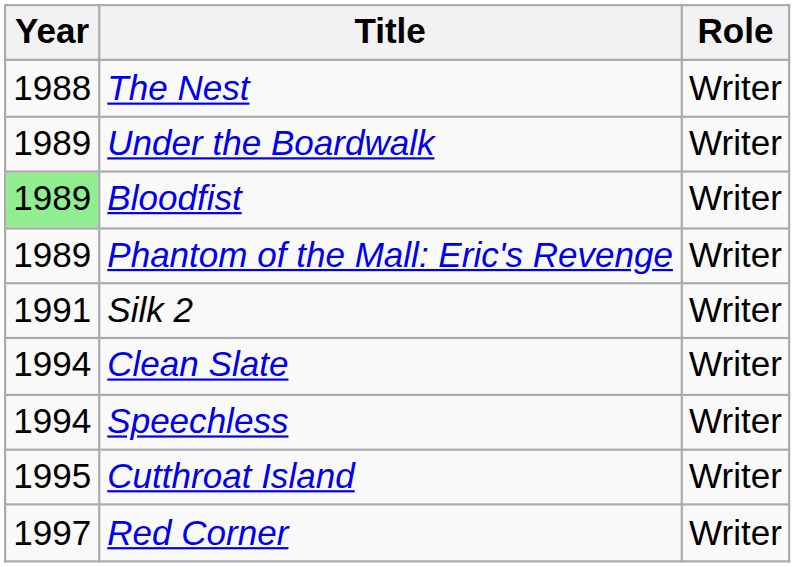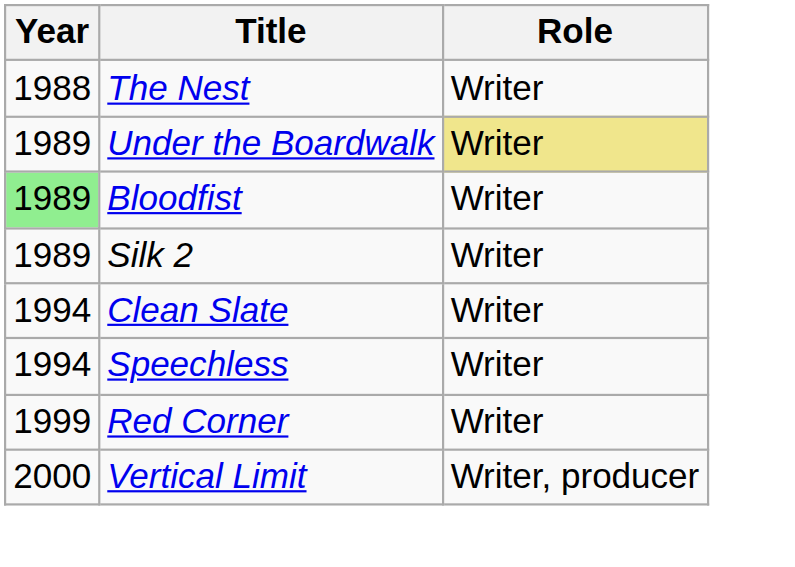(735, 143) no background -> (497, 143) khaki background
- row: (390, 254)
(52, 310) 1991 -> (52, 254) 1989
- row: (231, 476)
(52, 532) 1997 -> (52, 421) 1999
+ row: (207, 476)
